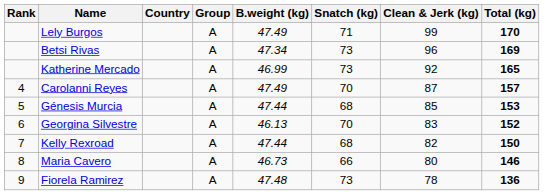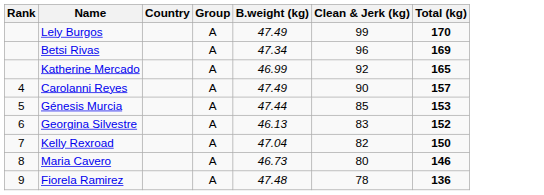- column: (346, 13)
(431, 87) 87 -> (362, 87) 90
(272, 143) 47.44 -> (272, 143) 47.04
